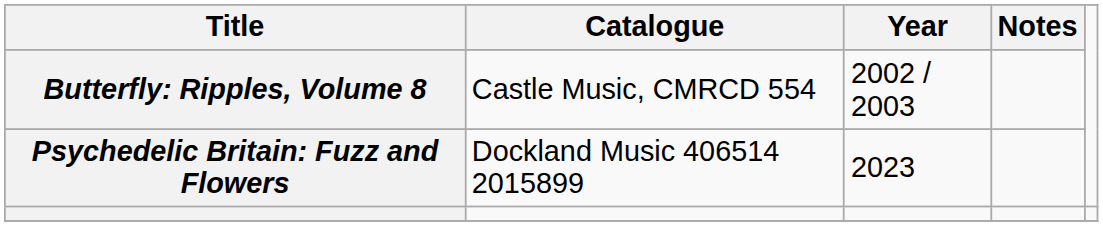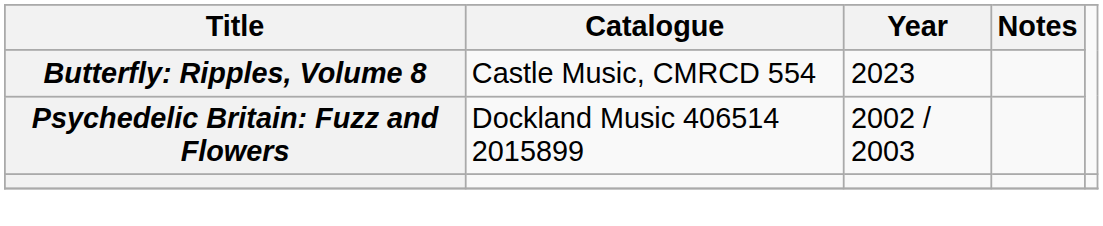(891, 89) 2002 / 2003 -> (883, 73) 2023
(883, 167) 2023 -> (891, 134) 2002 / 2003
